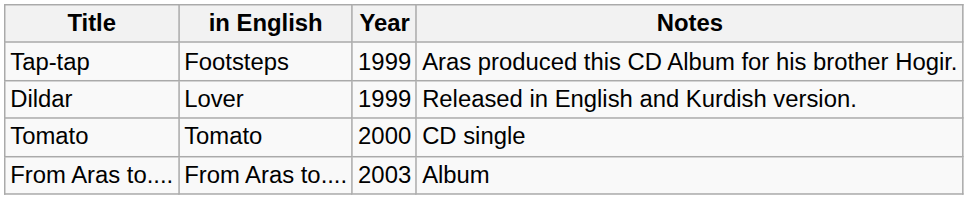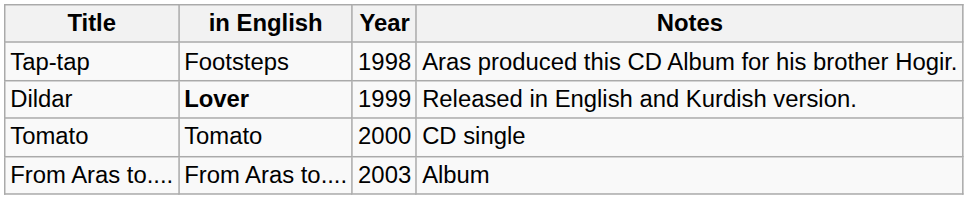(385, 61) 1999 -> (385, 61) 1998
(214, 99) normal -> (217, 99) bold
